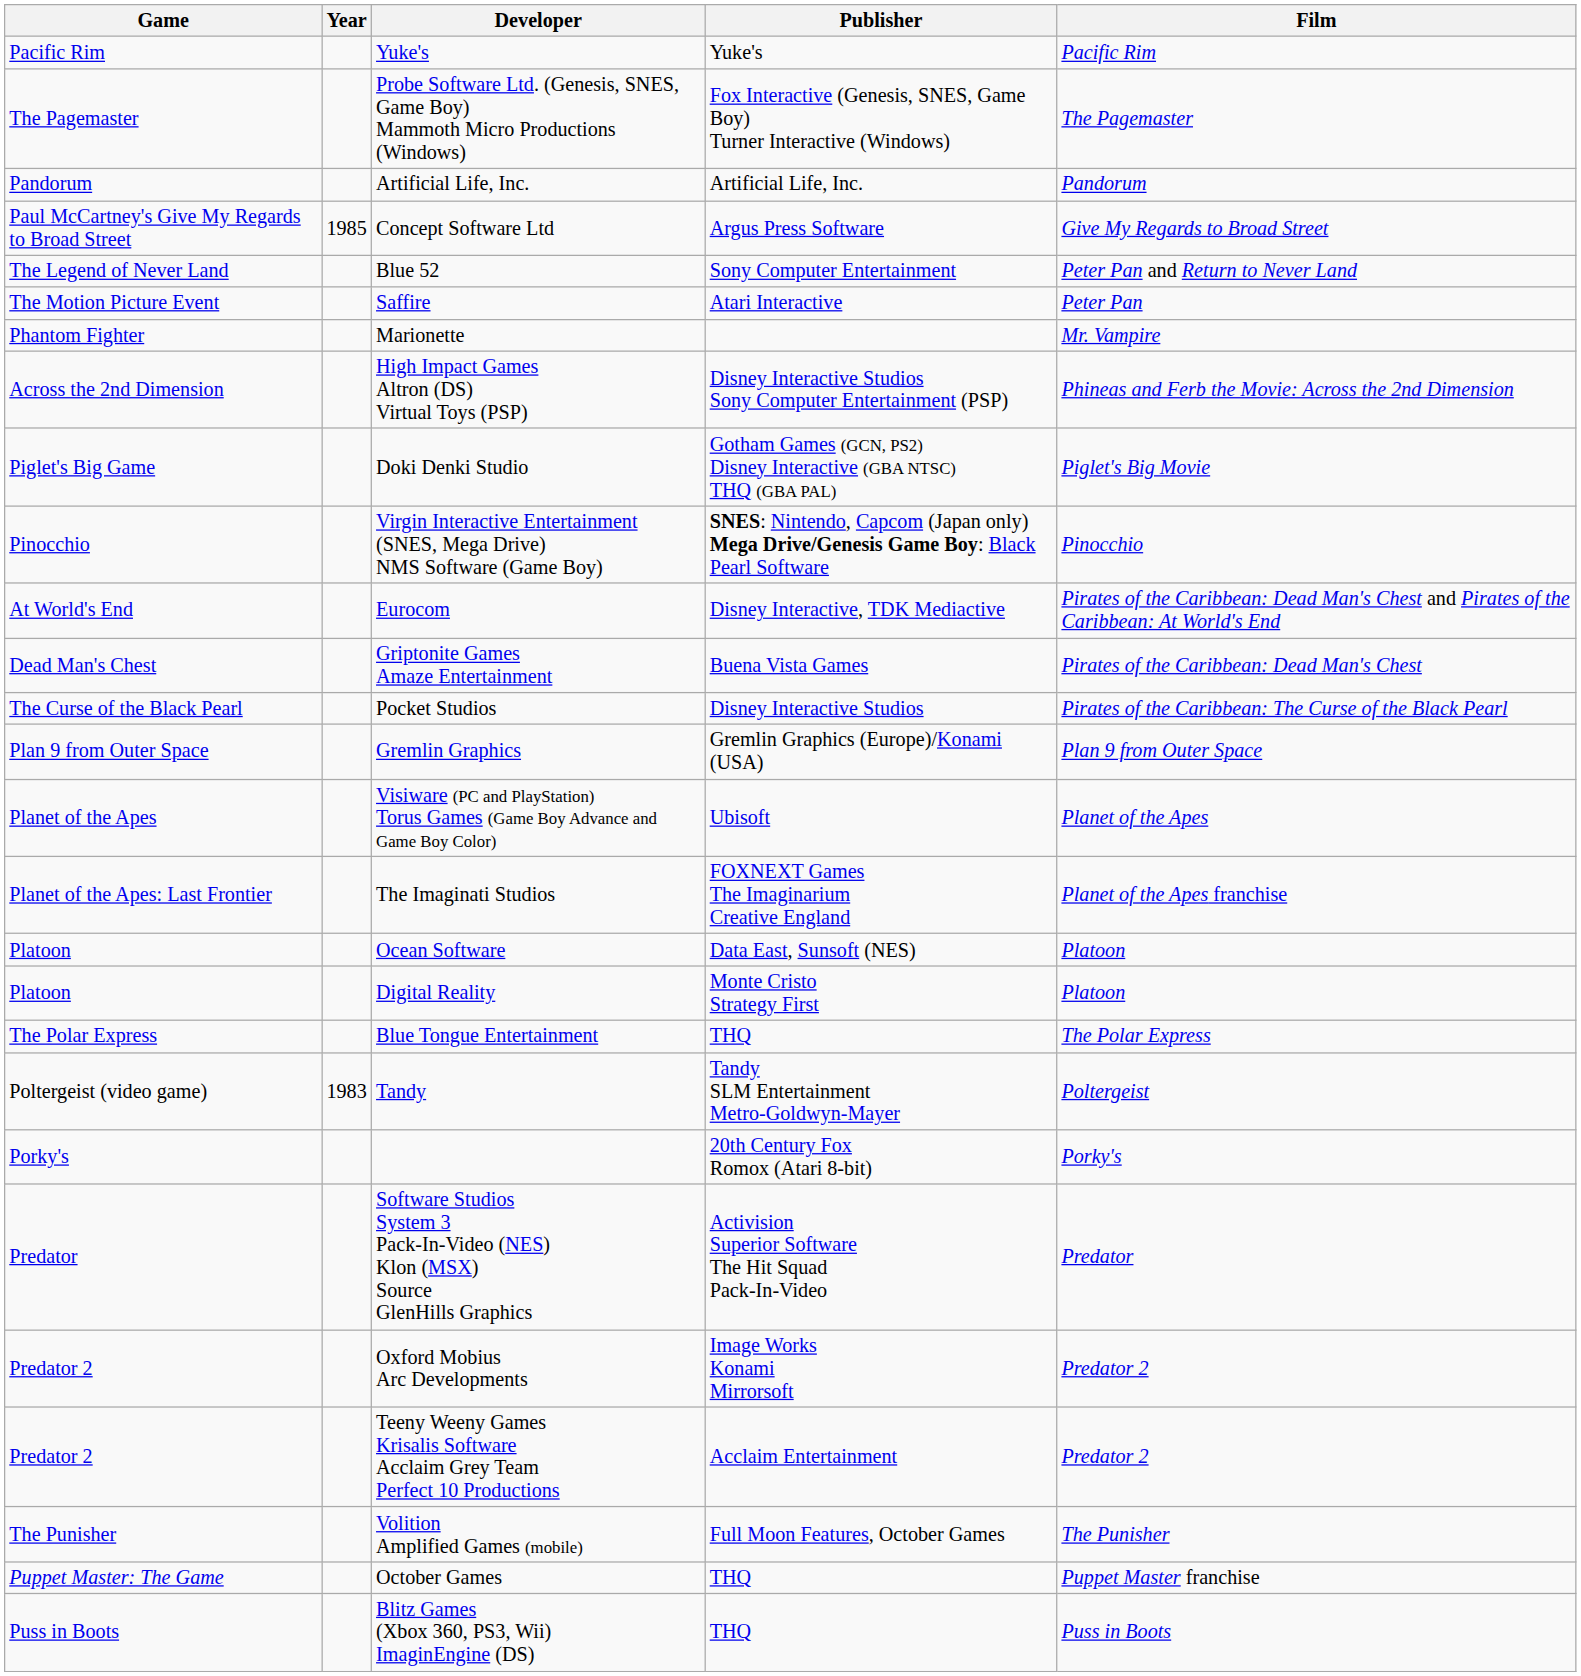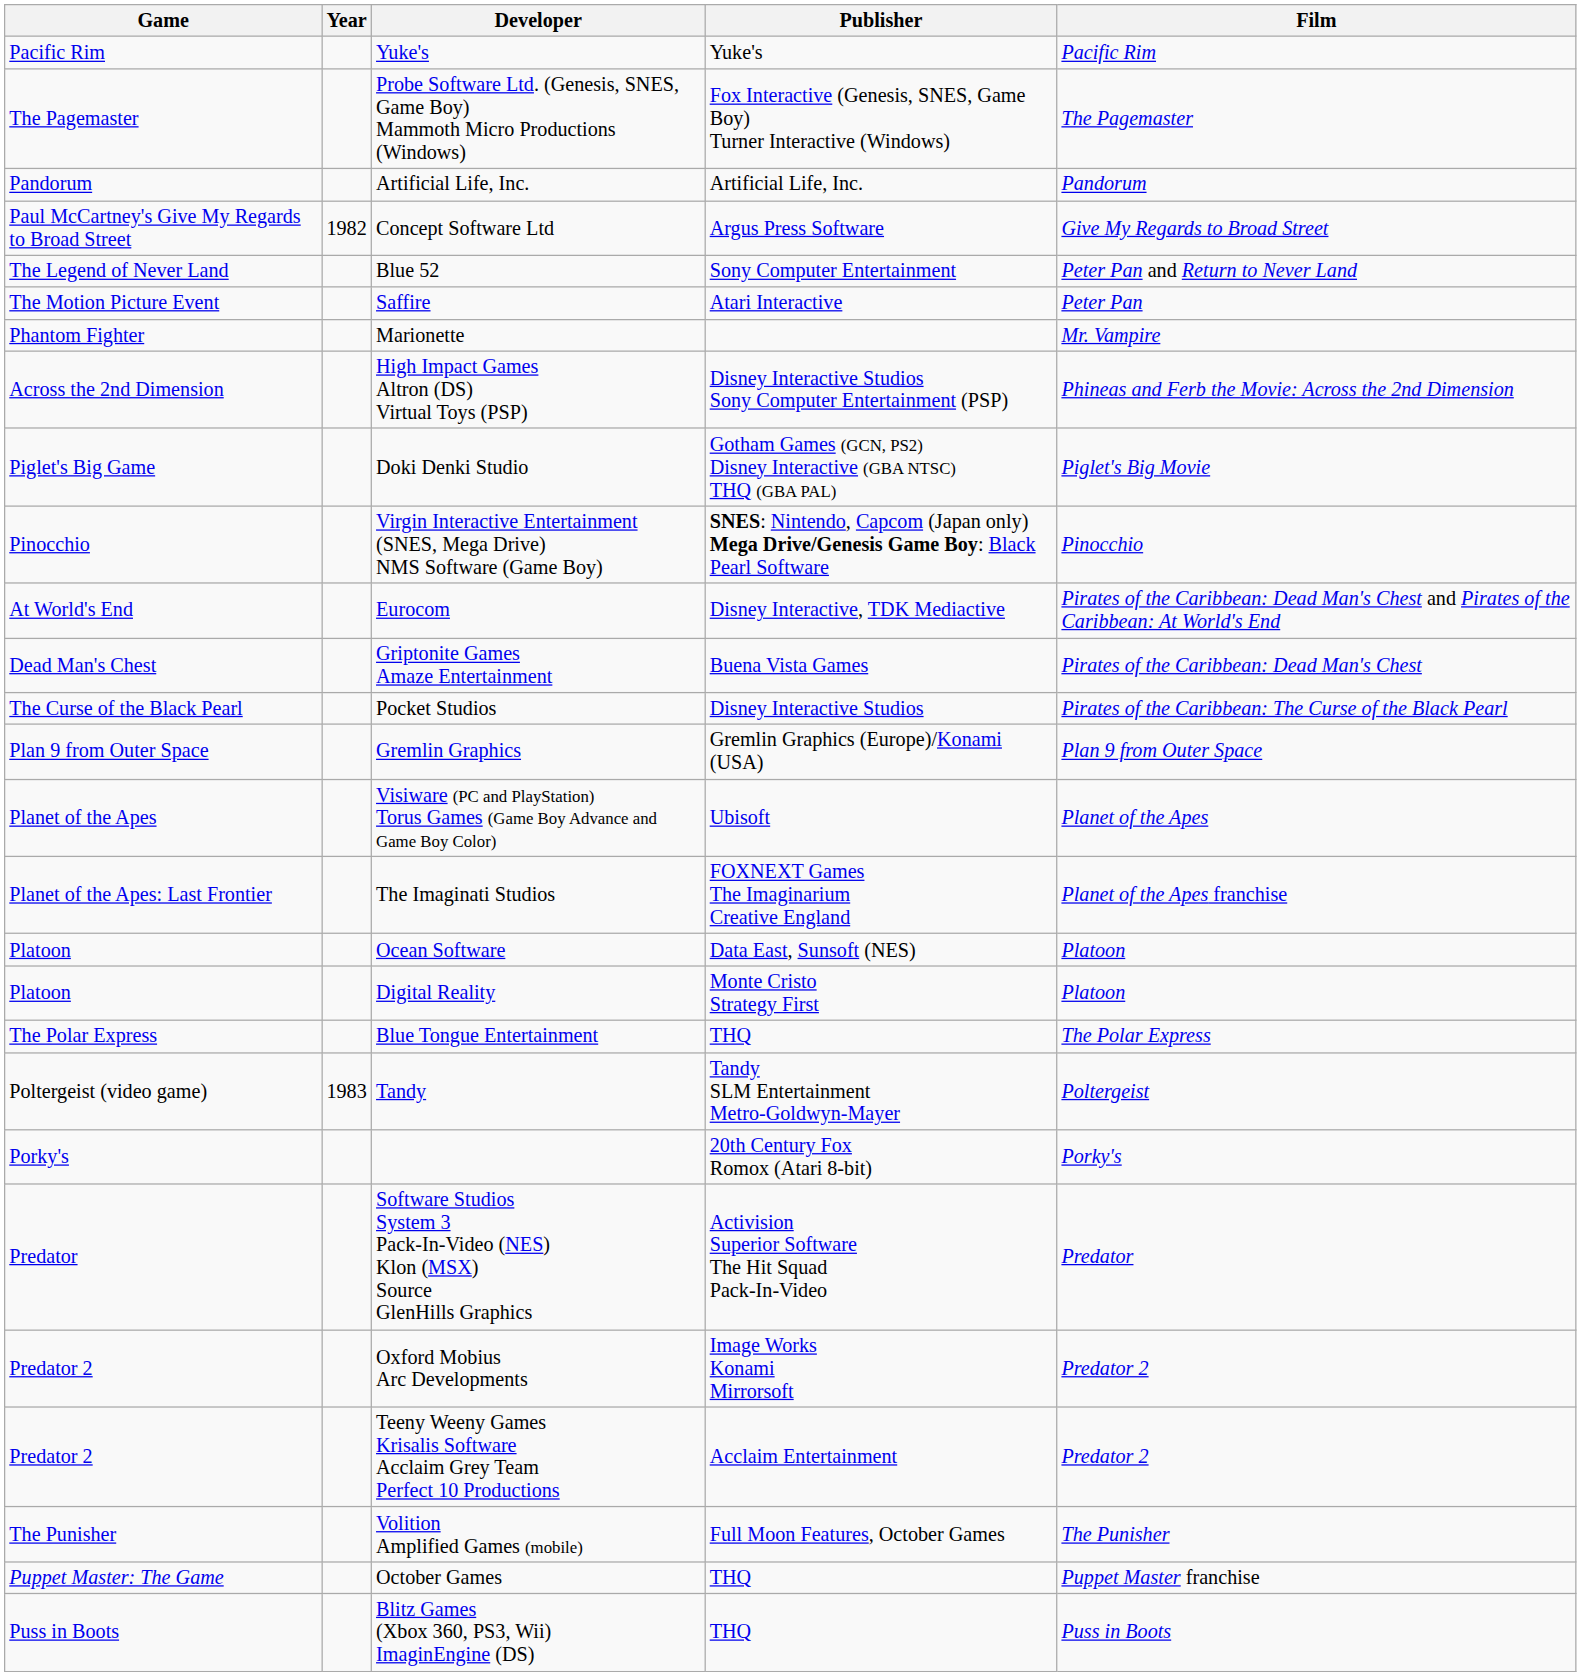(347, 227) 1985 -> (347, 227) 1982
